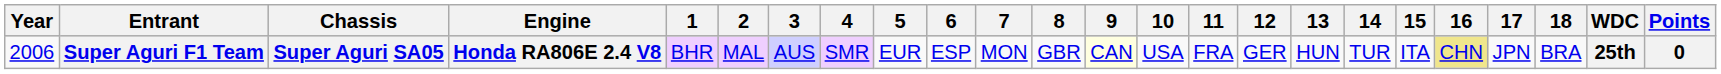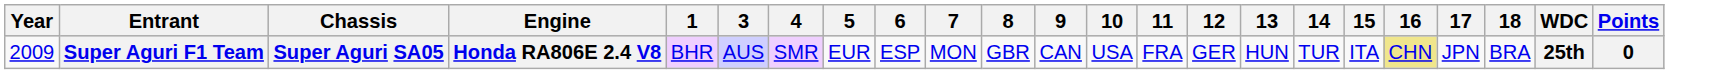- column: (744, 20)
(32, 52) 2006 -> (32, 52) 2009
(1112, 52) lightyellow background -> (1061, 52) no background
